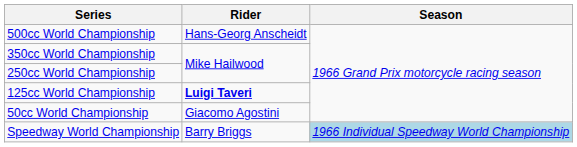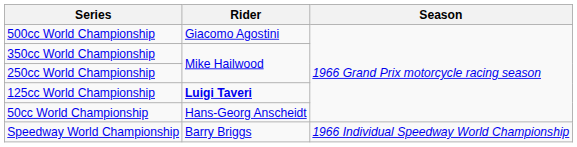(246, 34) Hans-Georg Anscheidt -> (232, 34) Giacomo Agostini
(232, 112) Giacomo Agostini -> (246, 112) Hans-Georg Anscheidt
(441, 132) lightblue background -> (441, 132) no background
